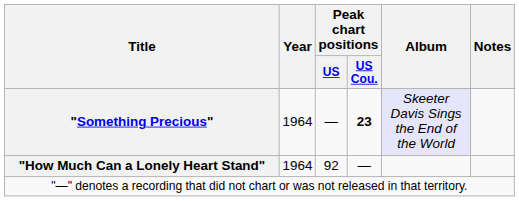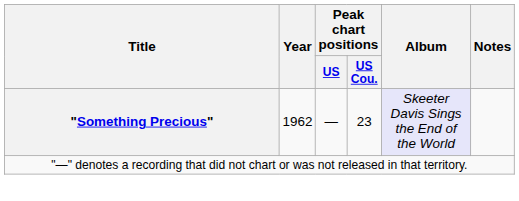(297, 121) 1964 -> (297, 121) 1962
(364, 121) bold -> (364, 121) normal
- row: (142, 165)
